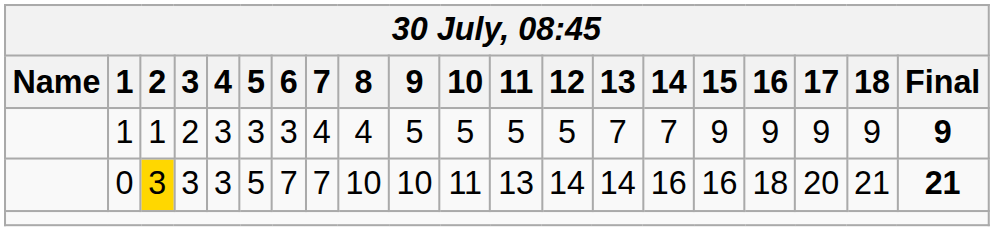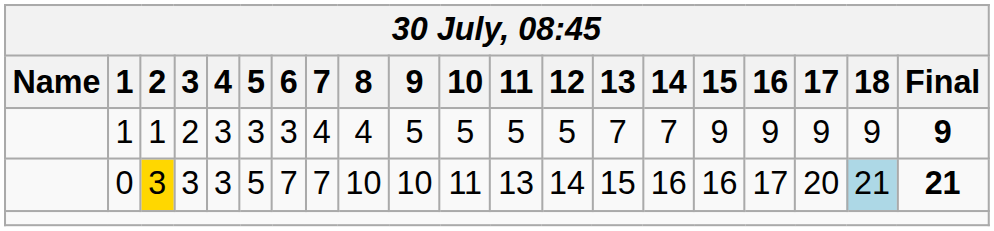(618, 183) 14 -> (618, 183) 15
(770, 183) 18 -> (770, 183) 17
(872, 183) no background -> (872, 183) lightblue background
